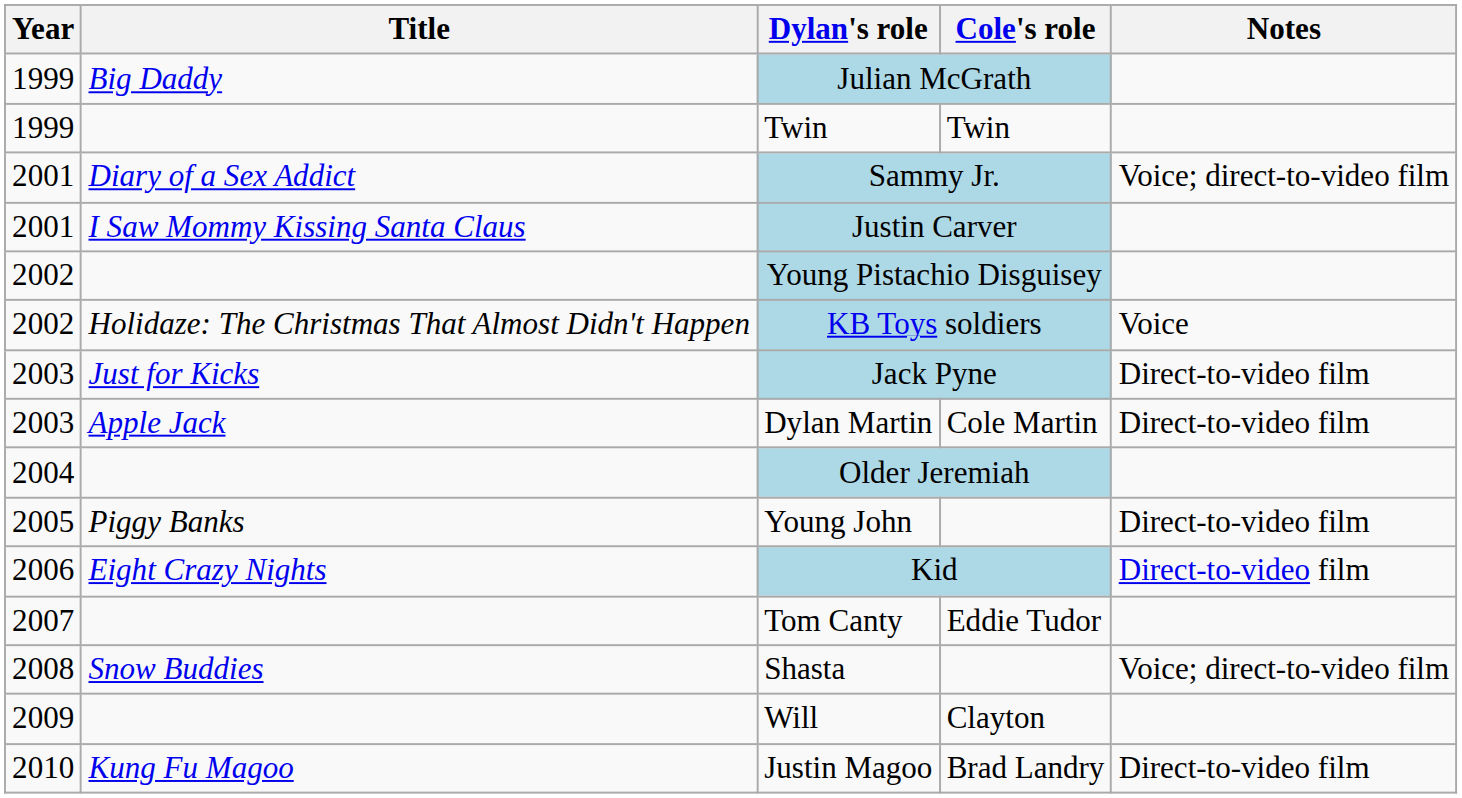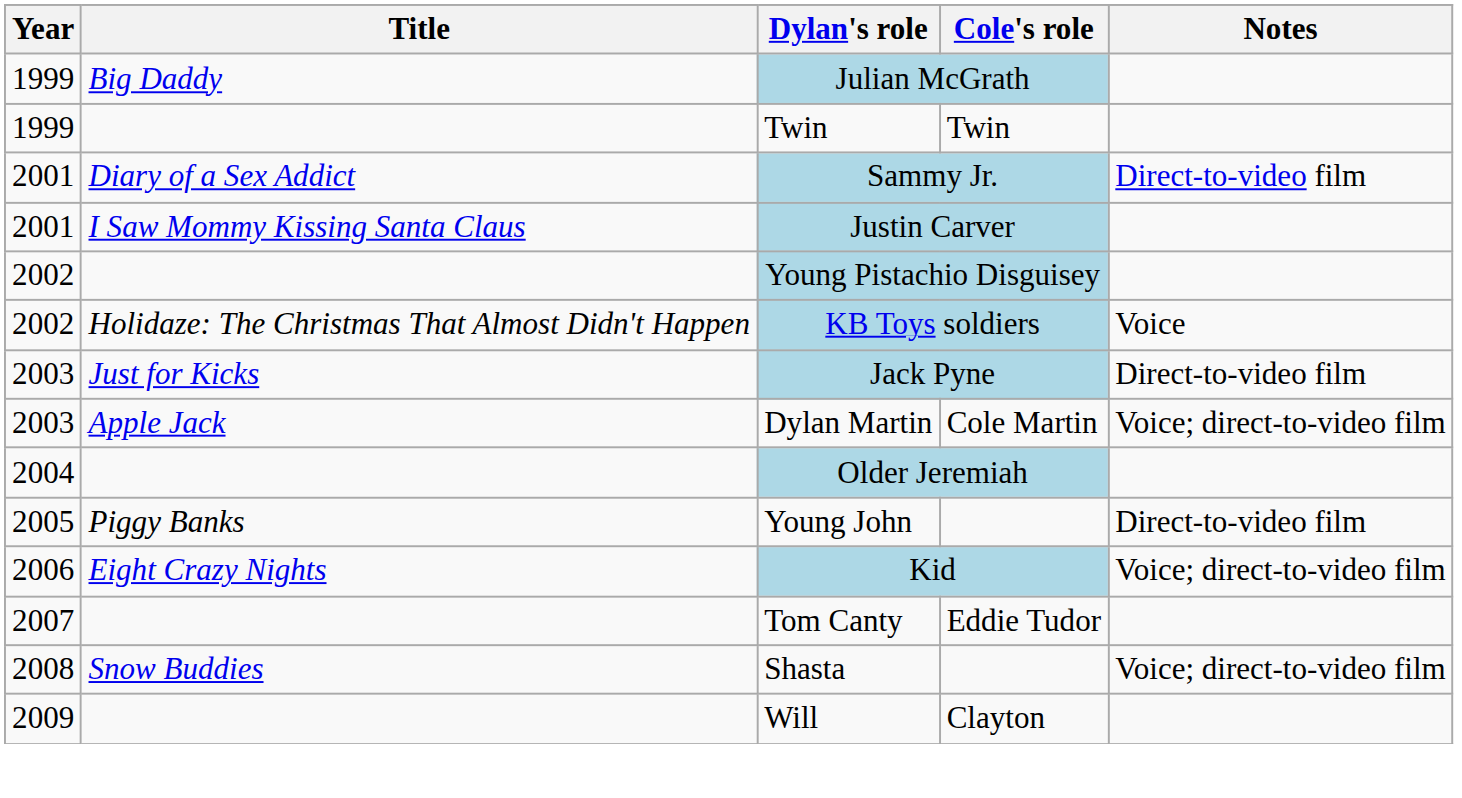(1284, 176) Voice; direct-to-video film -> (1241, 176) Direct-to-video film
(1244, 422) Direct-to-video film -> (1281, 422) Voice; direct-to-video film
(1244, 570) Direct-to-video film -> (1281, 570) Voice; direct-to-video film
- row: (848, 767)
